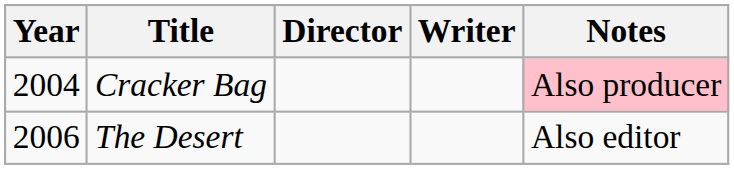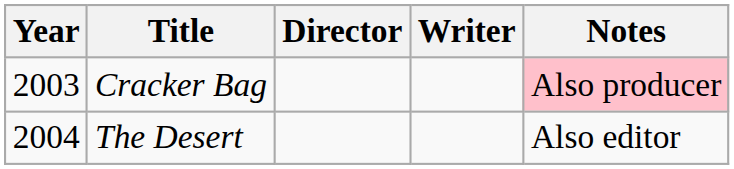(46, 84) 2004 -> (46, 84) 2003
(46, 137) 2006 -> (46, 137) 2004
